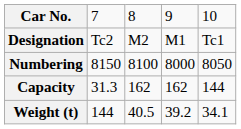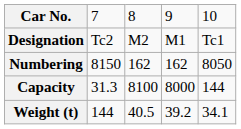(143, 64) 8100 -> (139, 64) 162
(180, 64) 8000 -> (176, 64) 162
(139, 87) 162 -> (143, 87) 8100
(176, 87) 162 -> (180, 87) 8000
